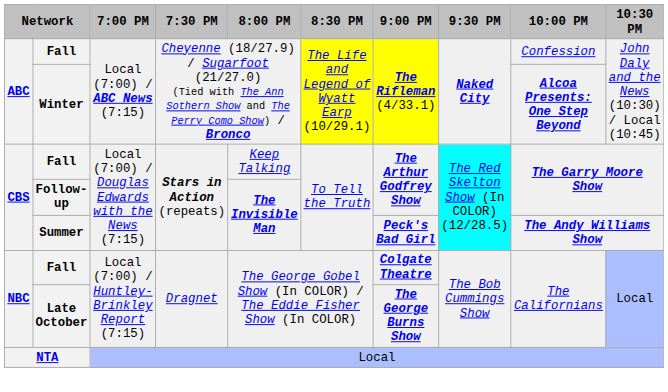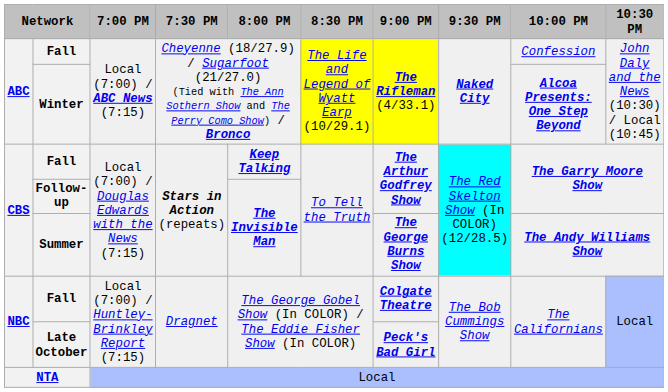(264, 162) normal -> (264, 162) bold
(406, 233) Peck's Bad Girl -> (406, 245) The George Burns Show
(406, 316) The George Burns Show -> (406, 345) Peck's Bad Girl
